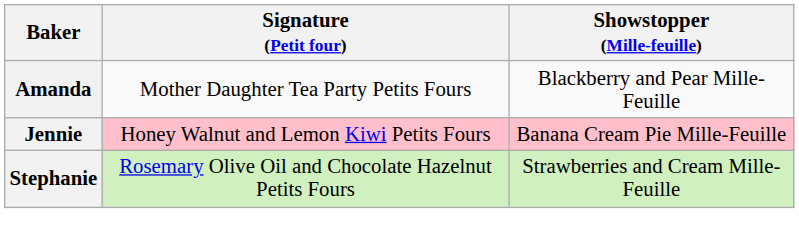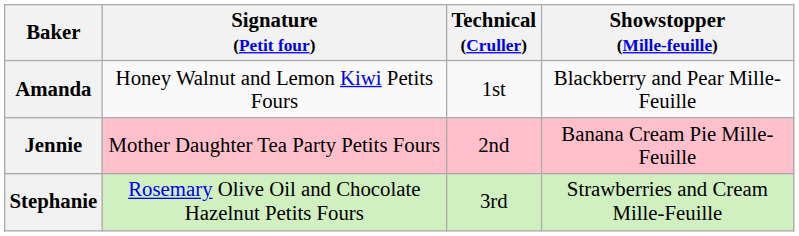+ column: (494, 32)
(305, 89) Mother Daughter Tea Party Petits Fours -> (274, 89) Honey Walnut and Lemon Kiwi Petits Fours
(305, 133) Honey Walnut and Lemon Kiwi Petits Fours -> (274, 145) Mother Daughter Tea Party Petits Fours
